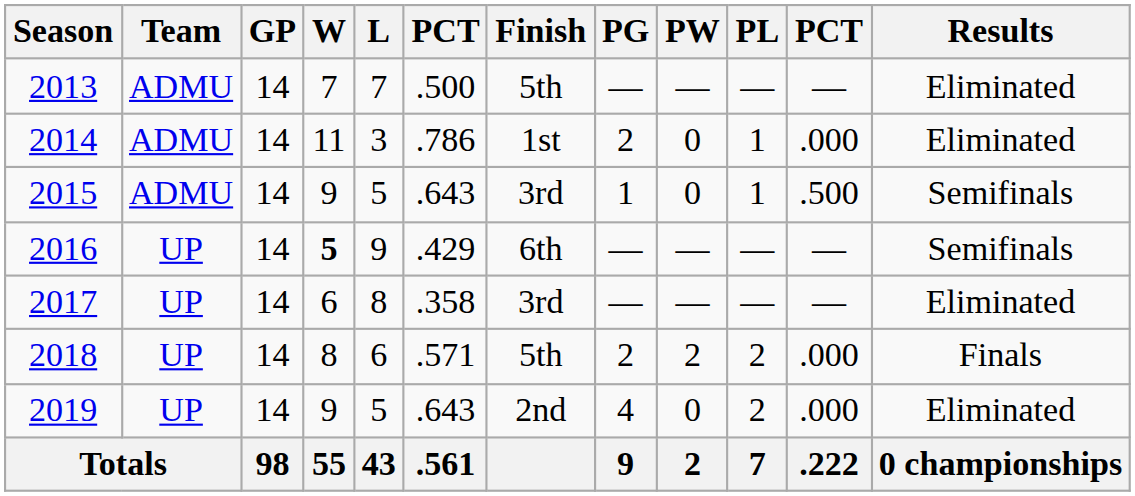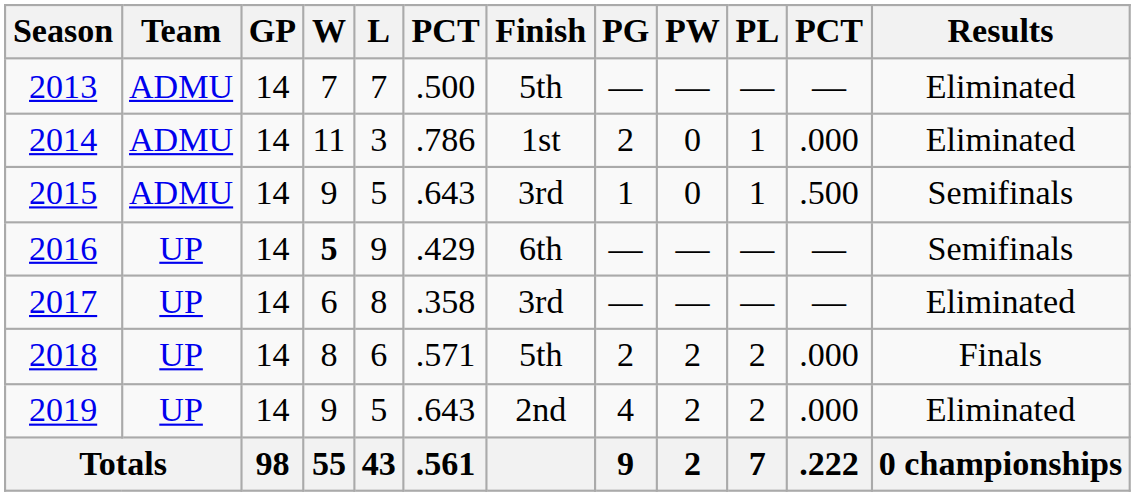(692, 409) 0 -> (692, 409) 2
